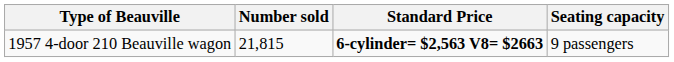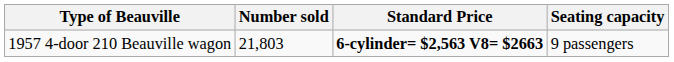(261, 43) 21,815 -> (261, 43) 21,803
